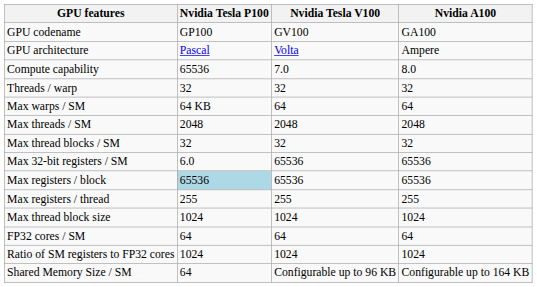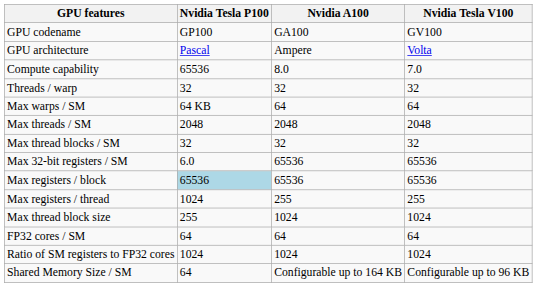columns swapped: (335, 13) <-> (465, 13)
(189, 198) 255 -> (192, 198) 1024
(192, 217) 1024 -> (189, 217) 255
